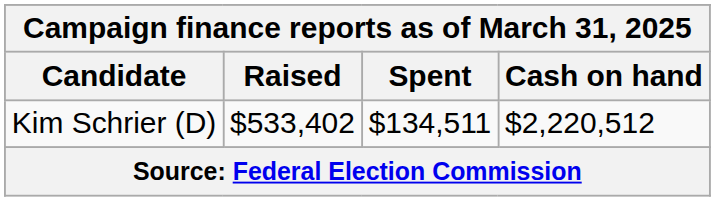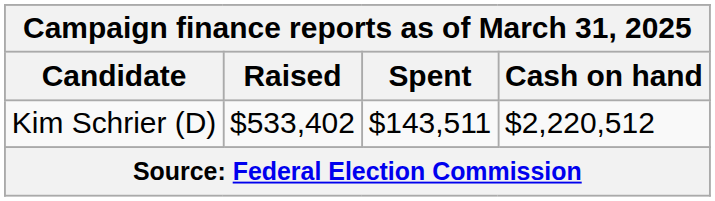(430, 123) $134,511 -> (430, 123) $143,511
